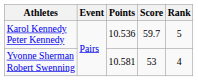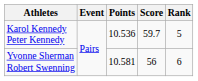(152, 62) 53 -> (152, 62) 56
(179, 62) 4 -> (179, 62) 6
